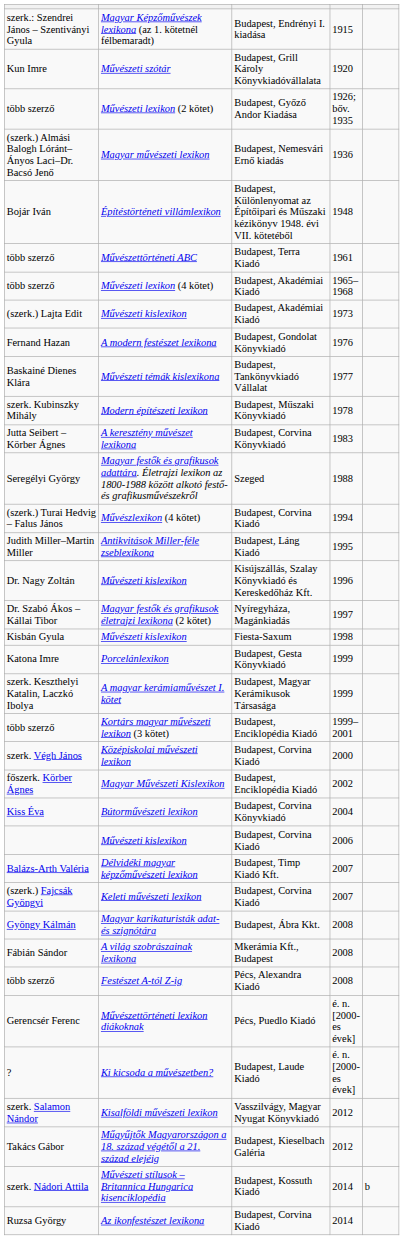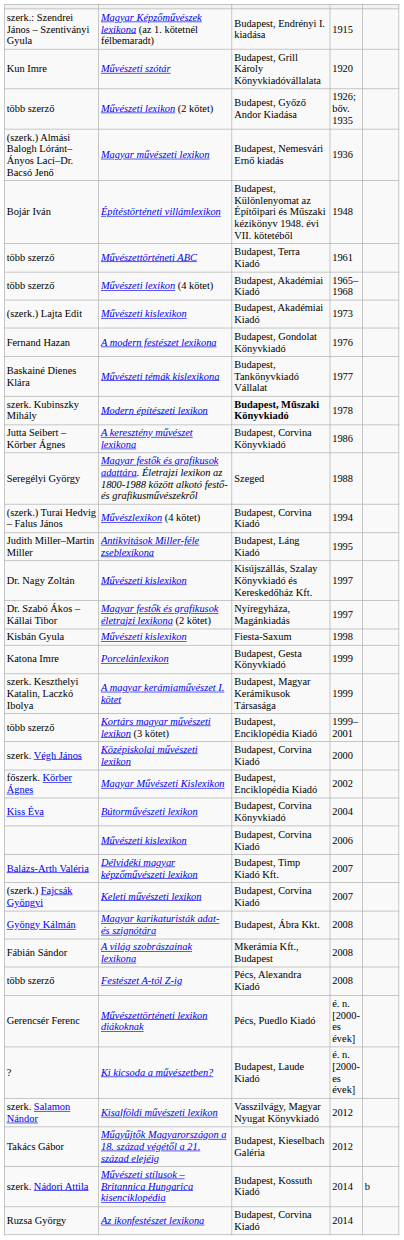(274, 410) normal -> (277, 410) bold
(343, 438) 1983 -> (343, 438) 1986
(343, 580) 1996 -> (343, 580) 1997
